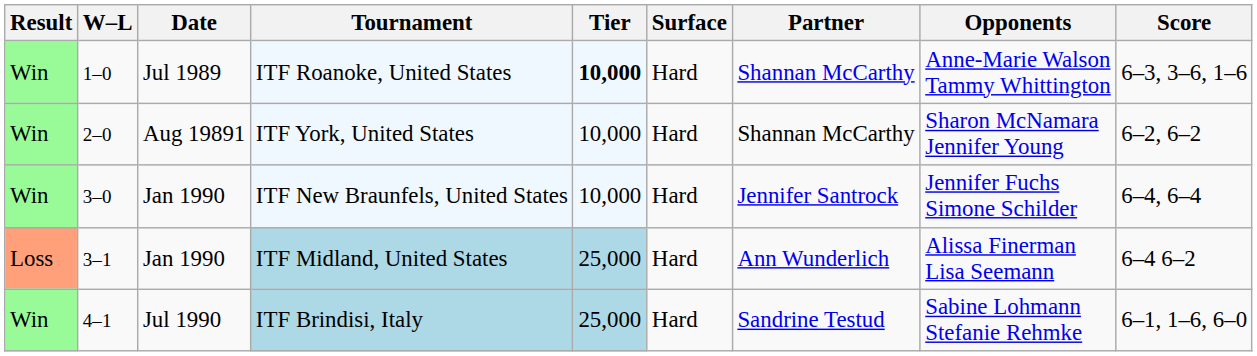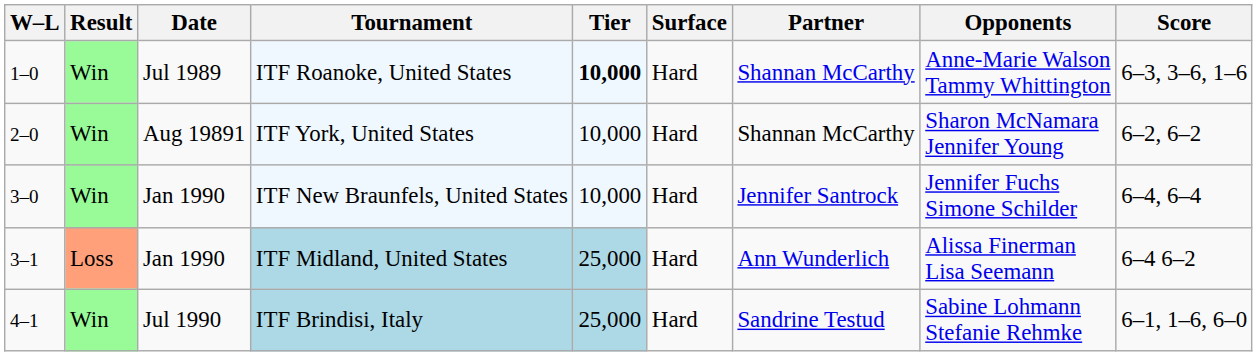columns swapped: (41, 22) <-> (108, 22)
